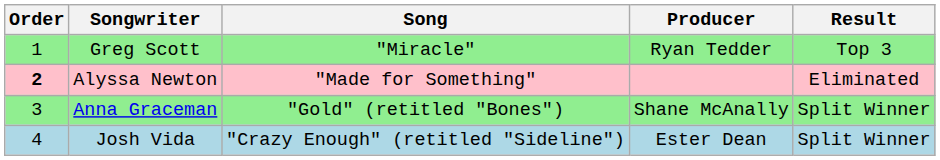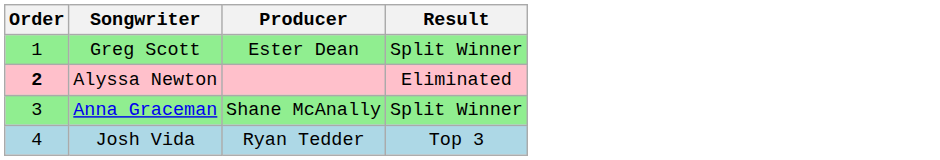- column: (425, 20)
(711, 50) Ryan Tedder -> (304, 50) Ester Dean
(864, 50) Top 3 -> (456, 50) Split Winner
(711, 140) Ester Dean -> (304, 140) Ryan Tedder
(864, 140) Split Winner -> (456, 140) Top 3
